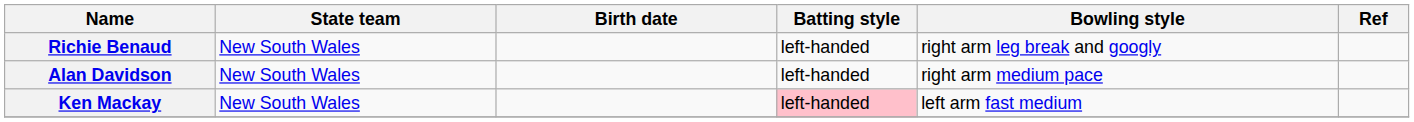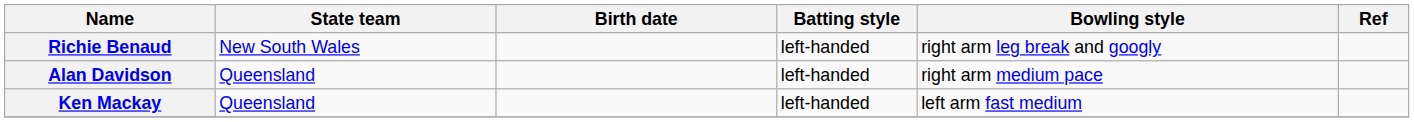(290, 75) New South Wales -> (267, 75) Queensland
(290, 103) New South Wales -> (267, 103) Queensland
(825, 103) pink background -> (825, 103) no background
